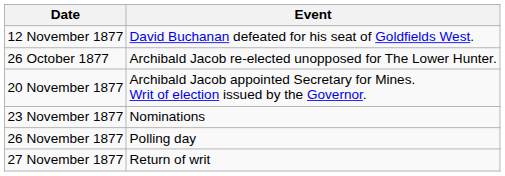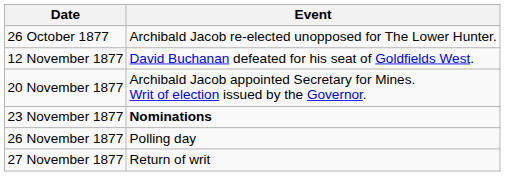rows swapped: (58, 58) <-> (65, 36)
(167, 116) normal -> (171, 116) bold
